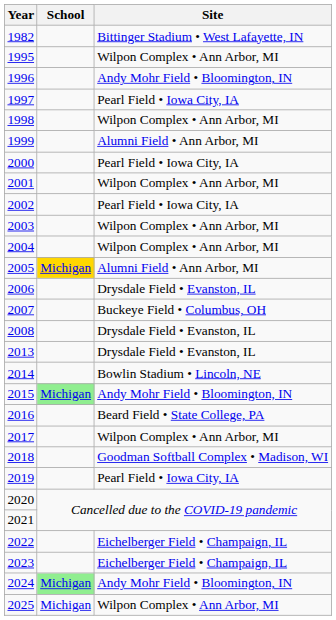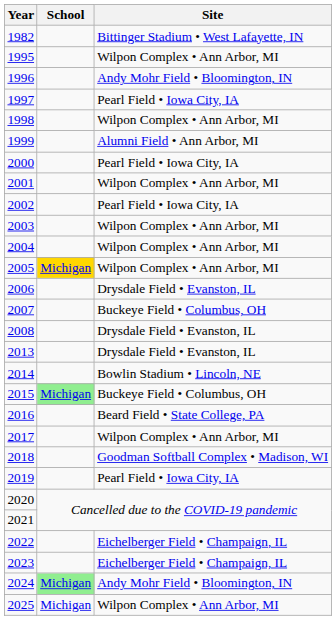(178, 267) Alumni Field • Ann Arbor, MI -> (188, 267) Wilpon Complex • Ann Arbor, MI
(195, 394) Andy Mohr Field • Bloomington, IN -> (182, 394) Buckeye Field • Columbus, OH
